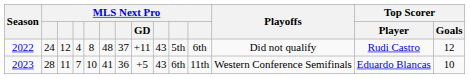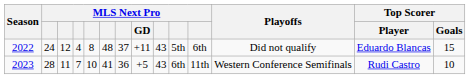(394, 47) Rudi Castro -> (394, 47) Eduardo Blancas
(449, 47) 12 -> (449, 47) 15
(394, 64) Eduardo Blancas -> (394, 64) Rudi Castro
